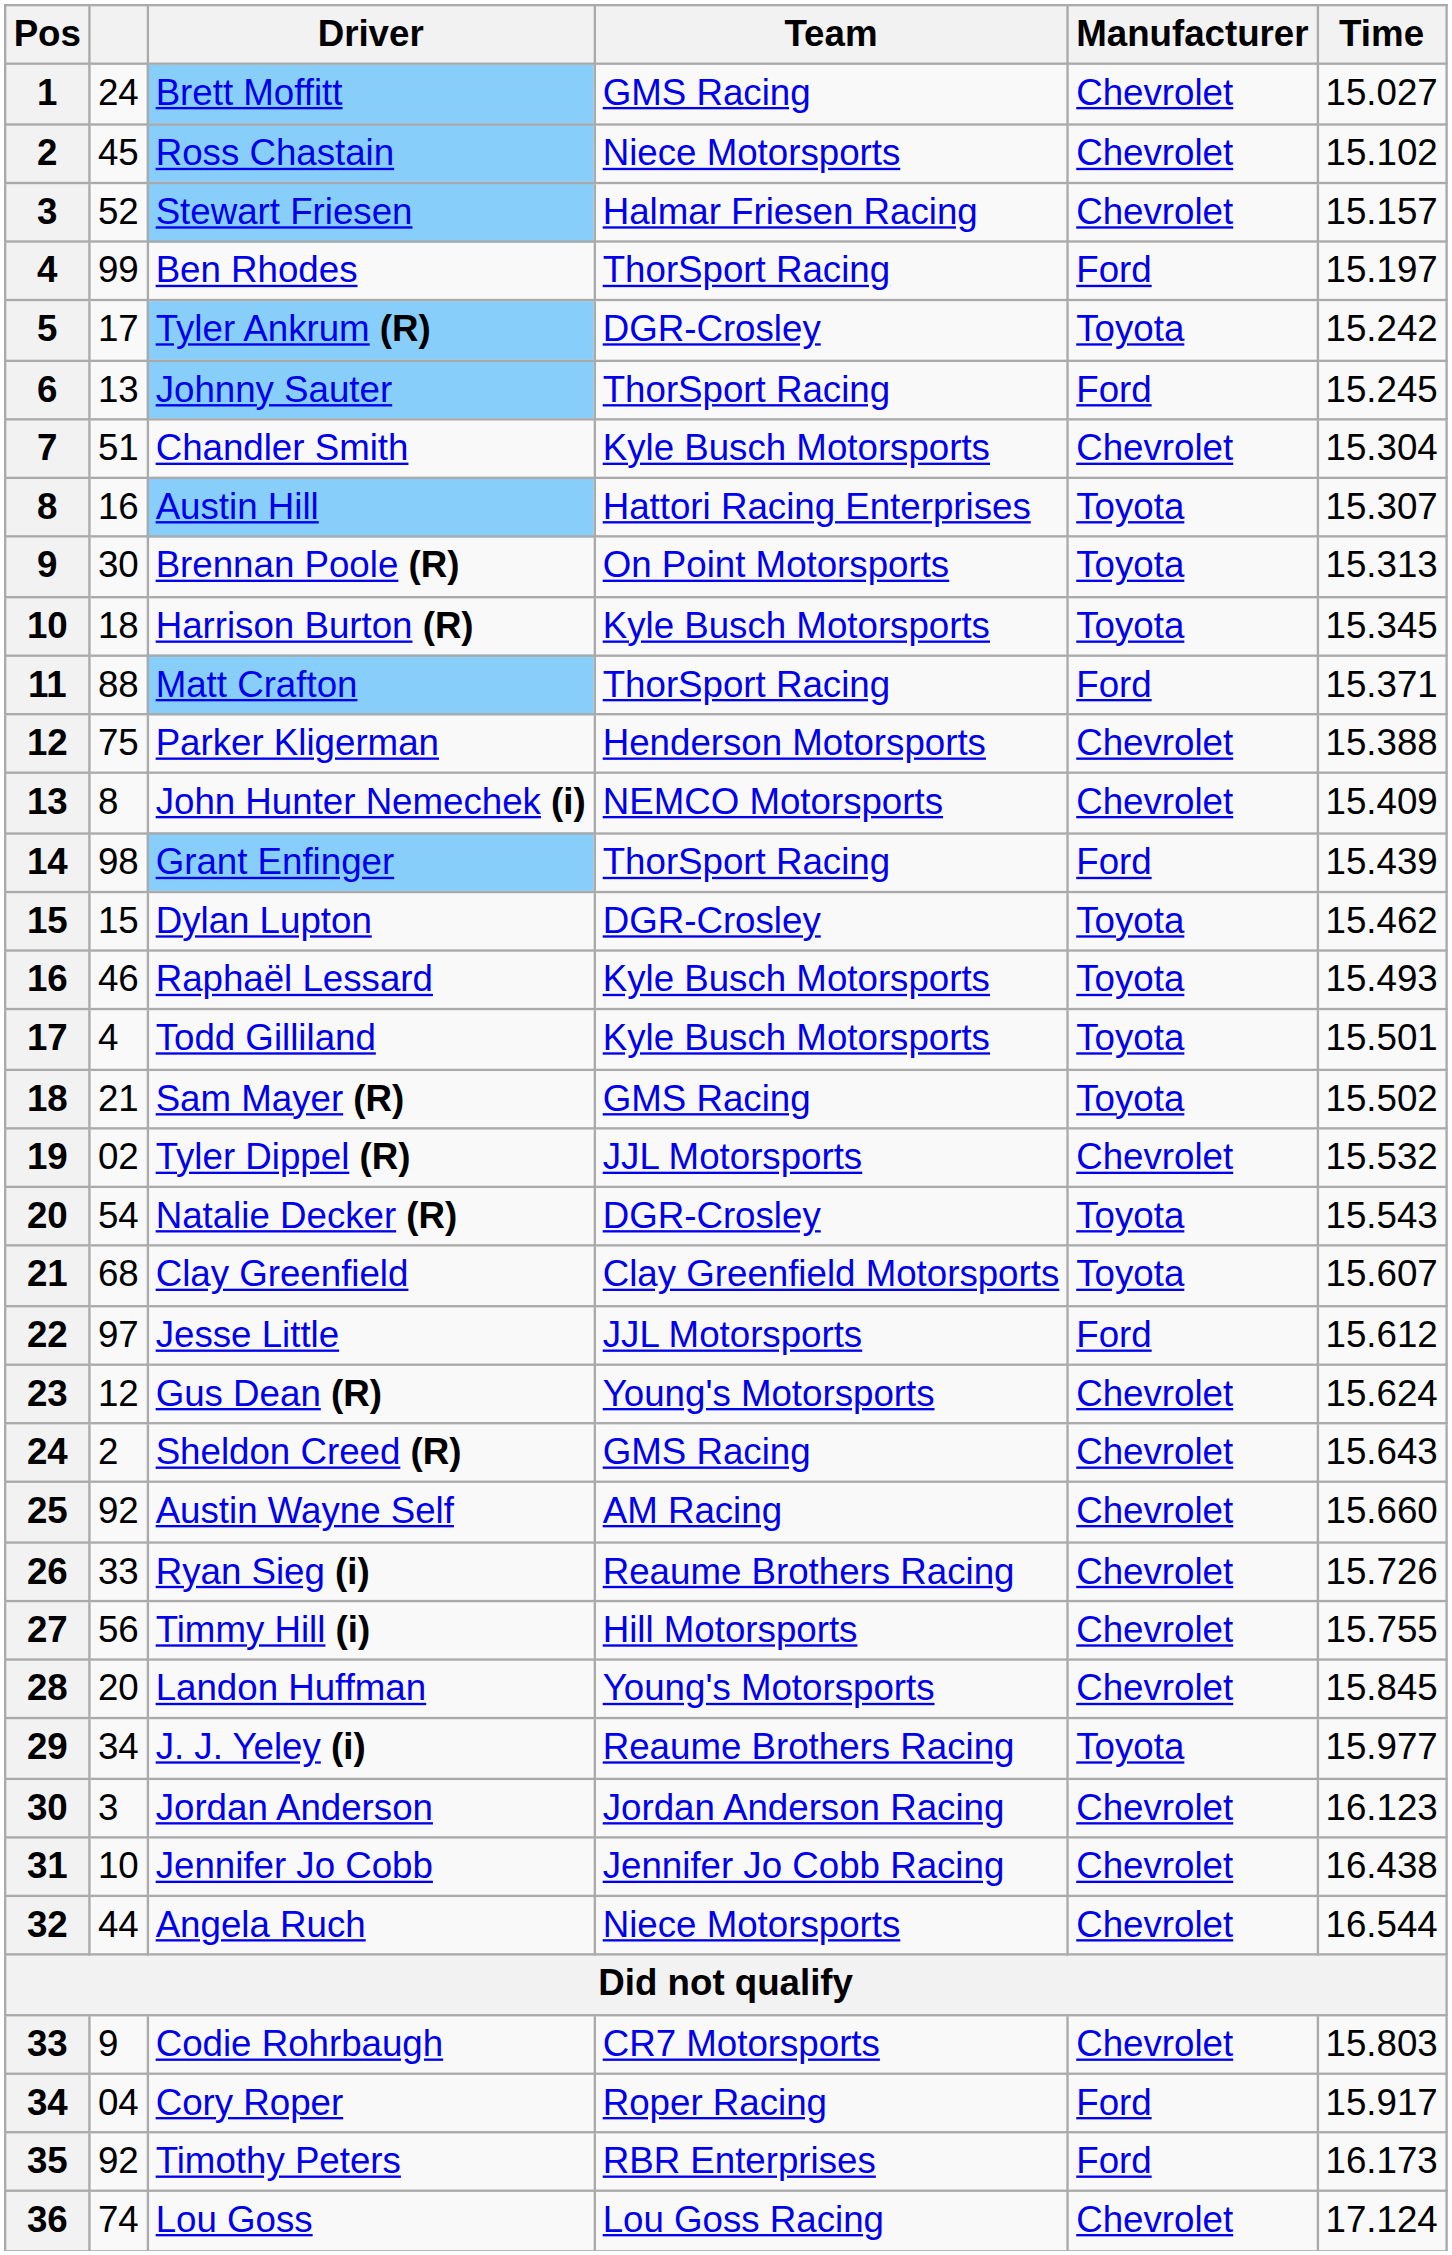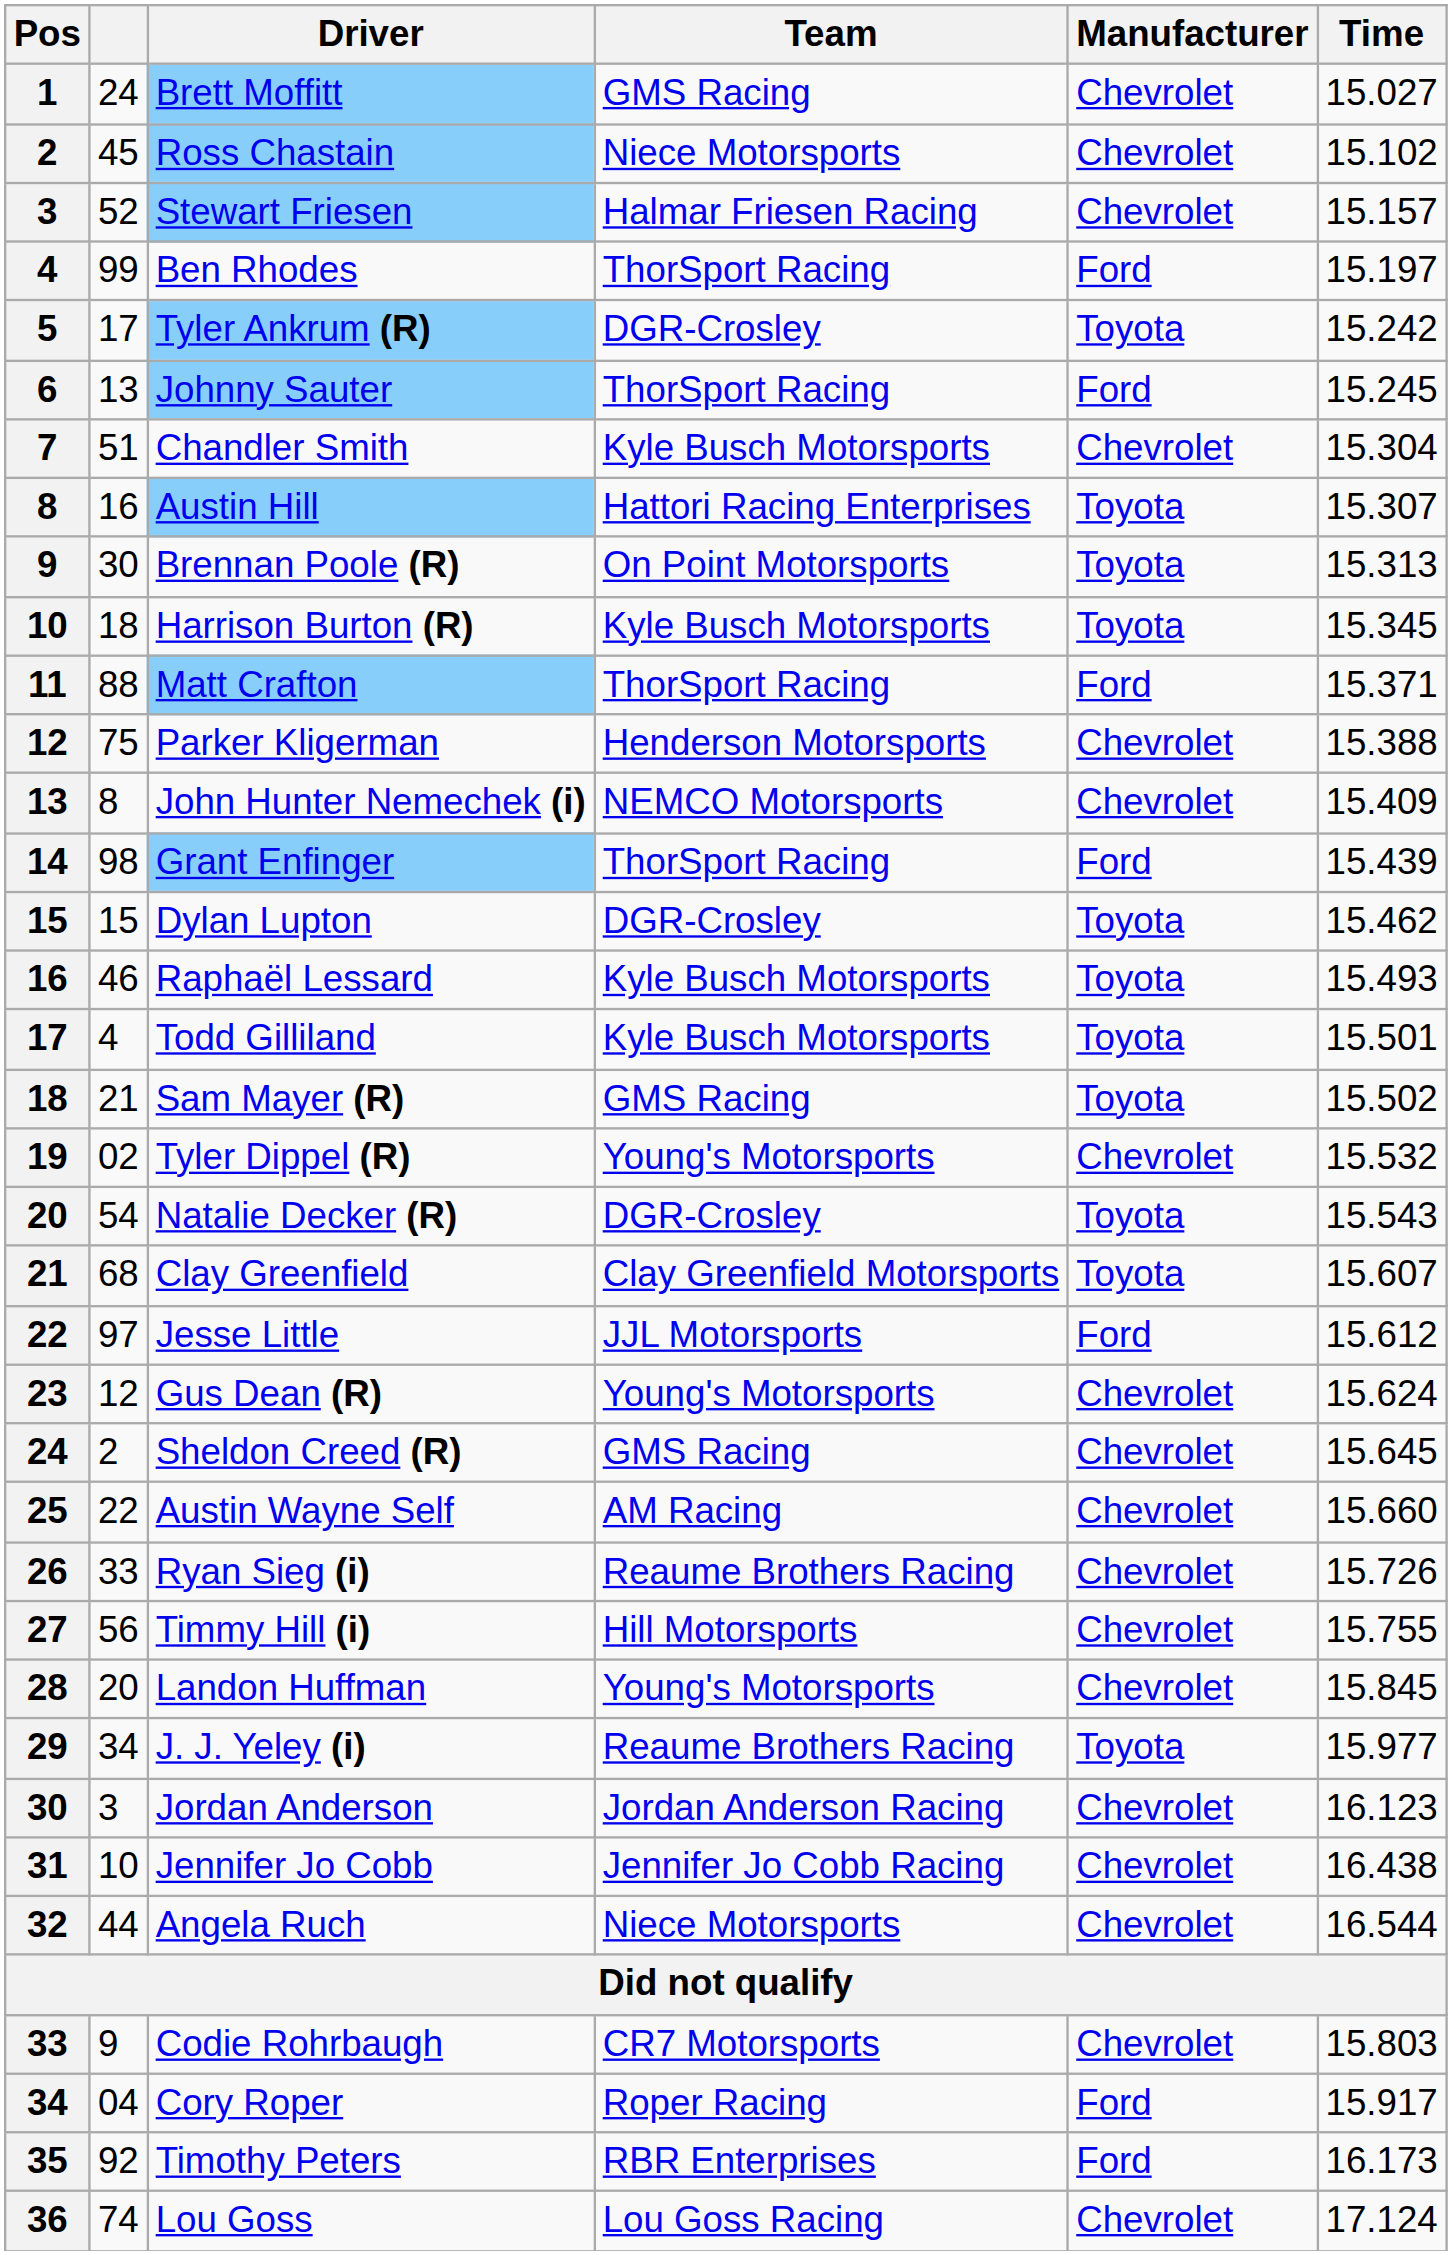(732, 1156) JJL Motorsports -> (769, 1156) Young's Motorsports
(1382, 1451) 15.643 -> (1382, 1451) 15.645
(118, 1510) 92 -> (118, 1510) 22
